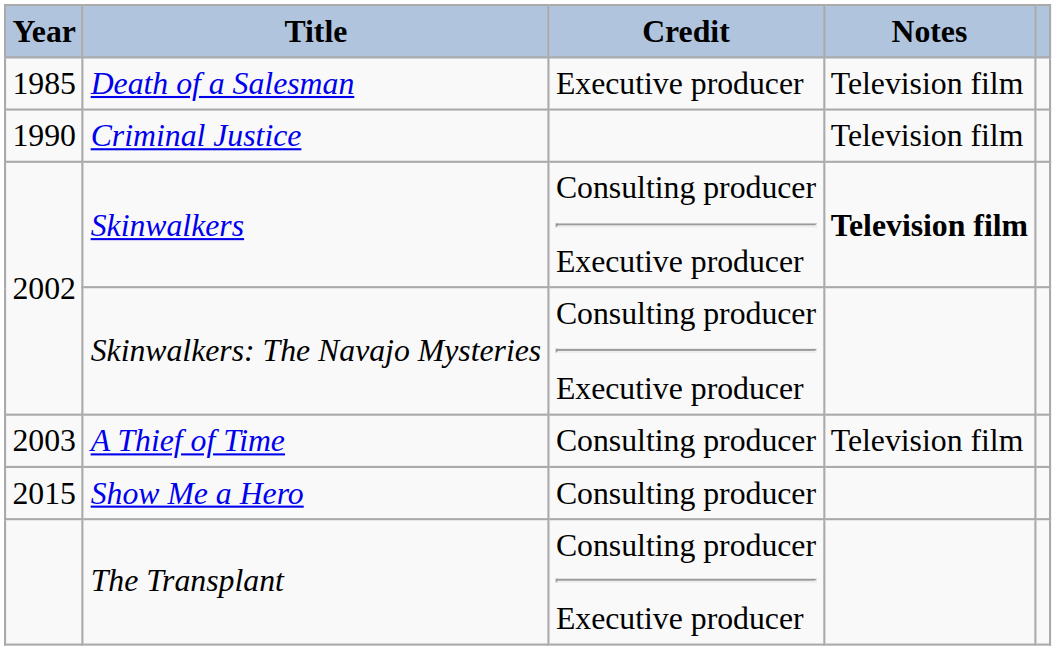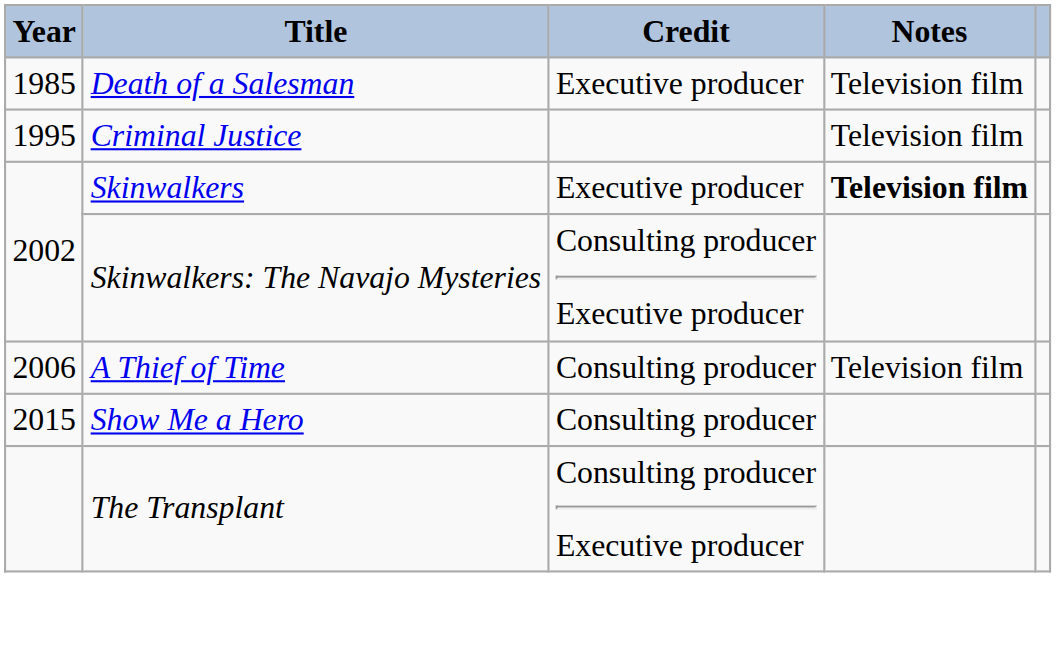(44, 135) 1990 -> (44, 135) 1995
(686, 224) Consulting producer Executive producer -> (680, 188) Executive producer
(44, 439) 2003 -> (44, 366) 2006
